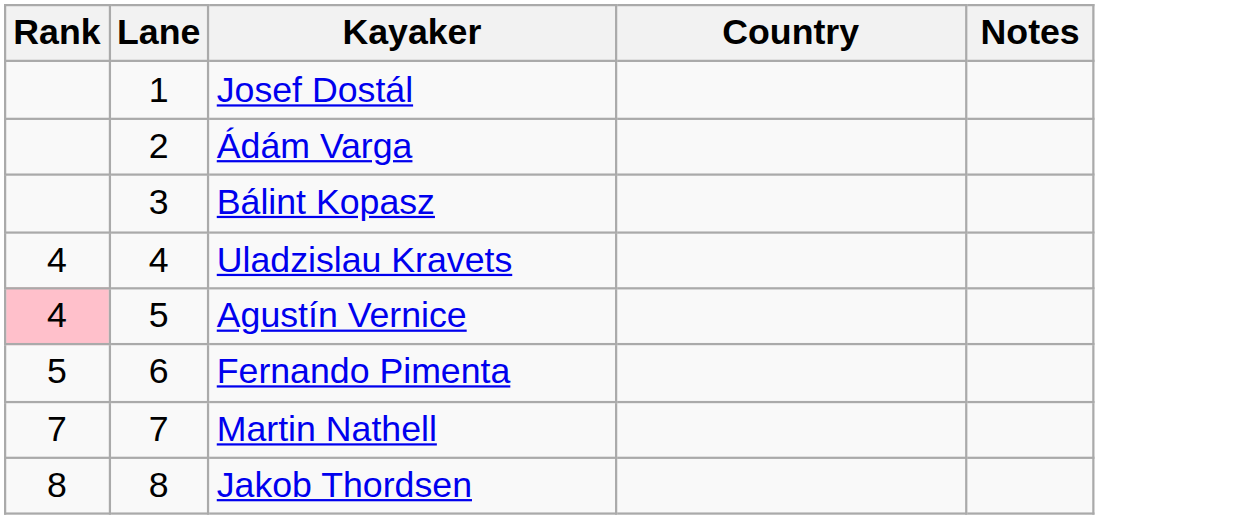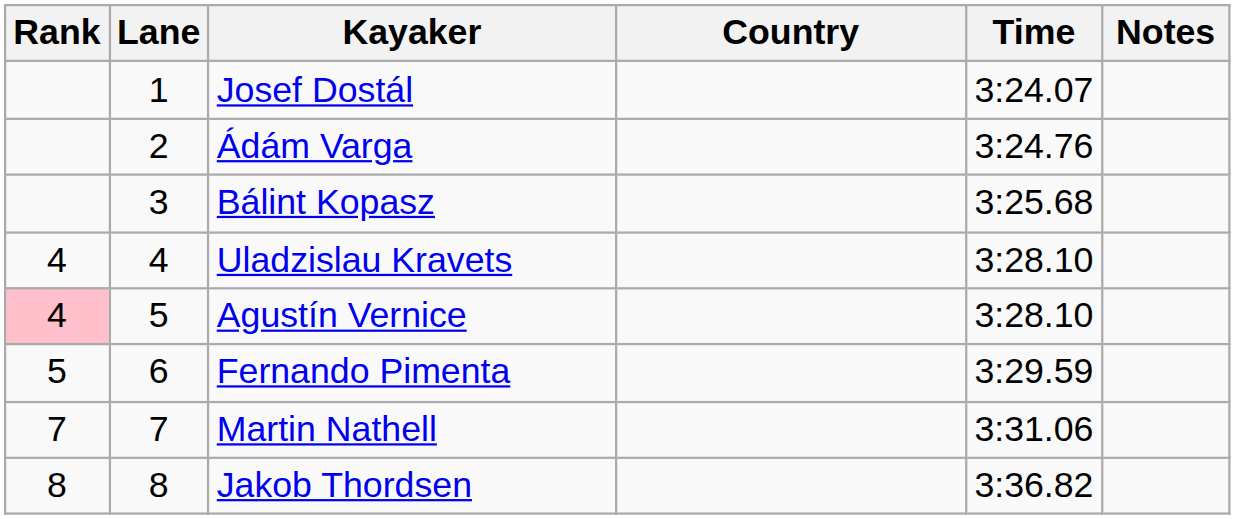+ column: (1034, 32)
